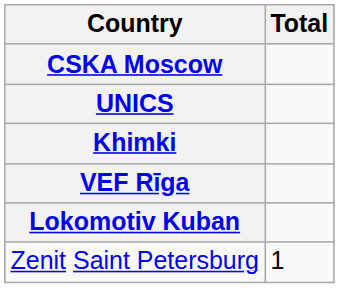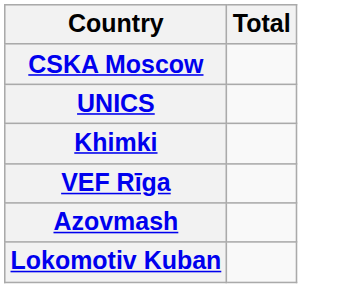+ row: (116, 222)
- row: (135, 261)
